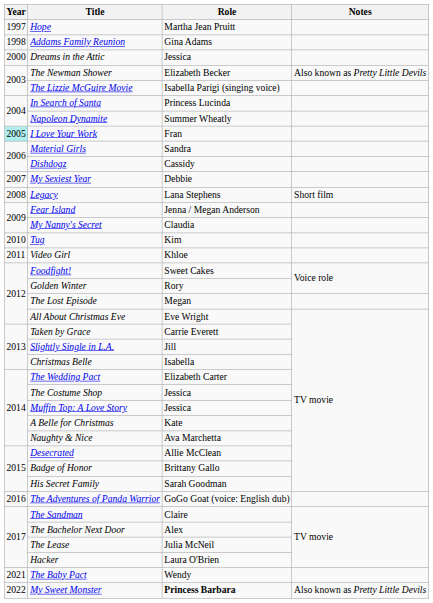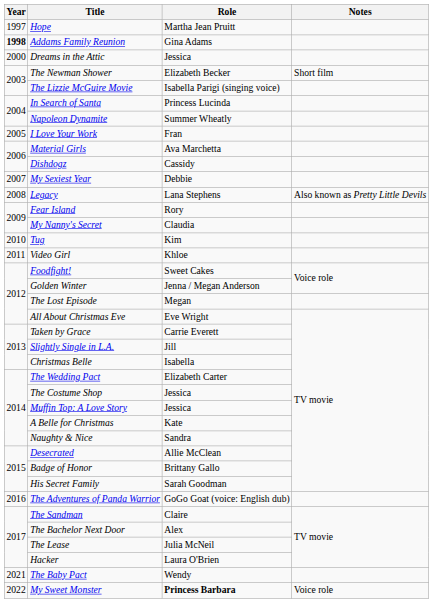(16, 42) normal -> (16, 42) bold
(360, 73) Also known as Pretty Little Devils -> (314, 73) Short film
(16, 133) paleturquoise background -> (16, 133) no background
(178, 149) Sandra -> (193, 149) Ava Marchetta
(314, 194) Short film -> (360, 194) Also known as Pretty Little Devils
(212, 210) Jenna / Megan Anderson -> (174, 210) Rory
(174, 286) Rory -> (212, 286) Jenna / Megan Anderson
(193, 438) Ava Marchetta -> (178, 438) Sandra
(360, 590) Also known as Pretty Little Devils -> (314, 590) Voice role
